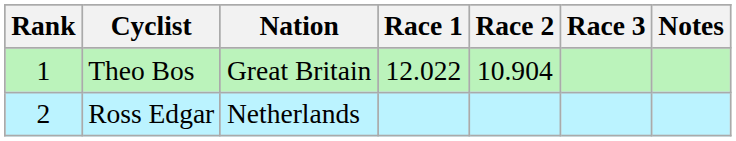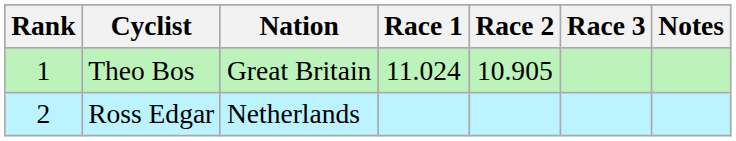(423, 69) 12.022 -> (423, 69) 11.024
(515, 69) 10.904 -> (515, 69) 10.905
